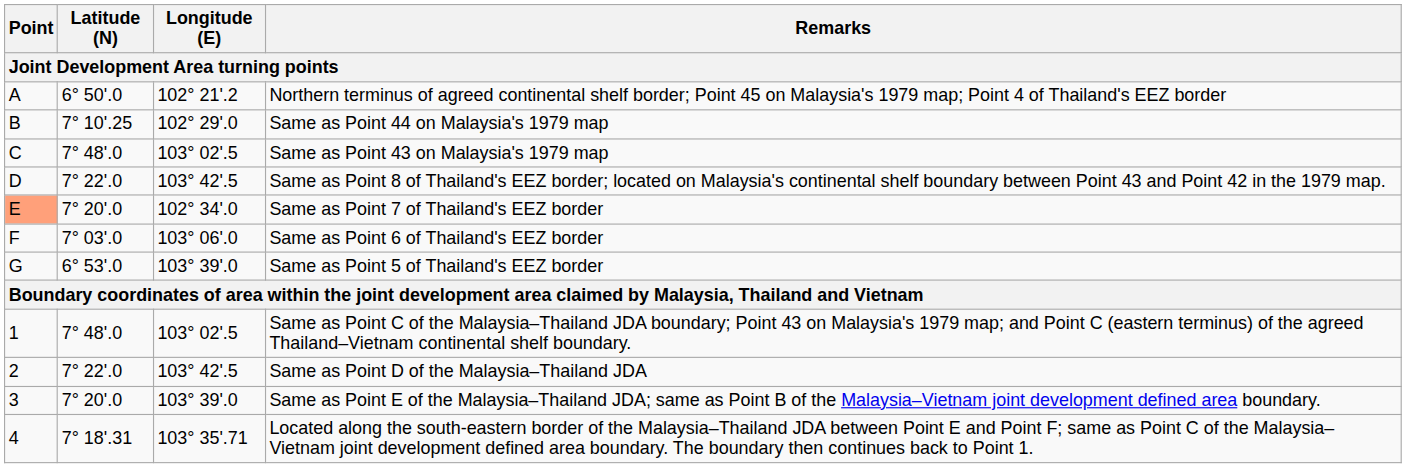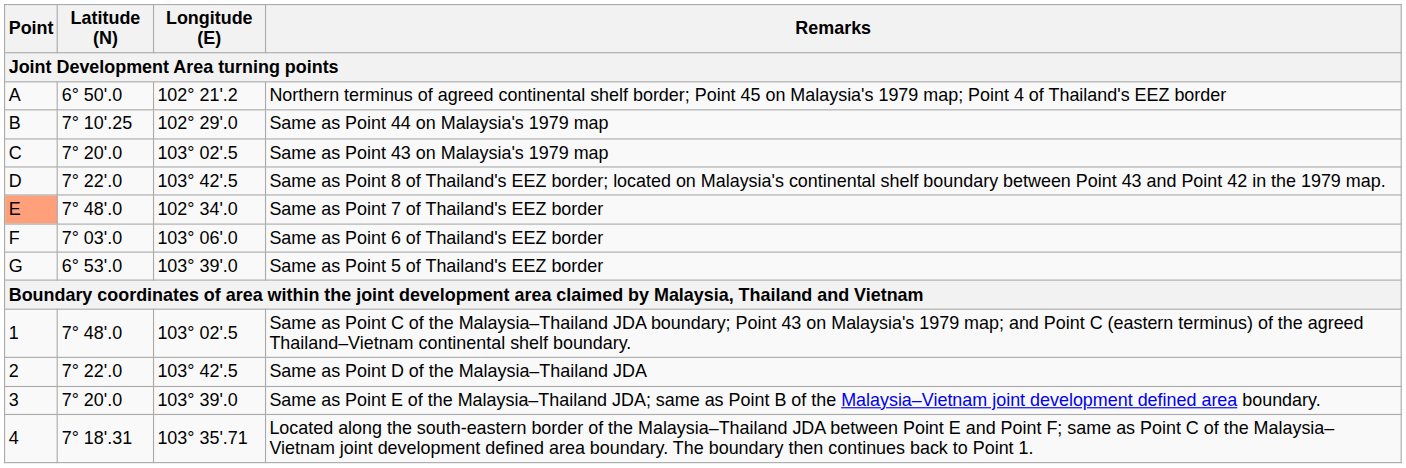(92, 152) 7° 48'.0 -> (92, 152) 7° 20'.0
(92, 209) 7° 20'.0 -> (92, 209) 7° 48'.0
